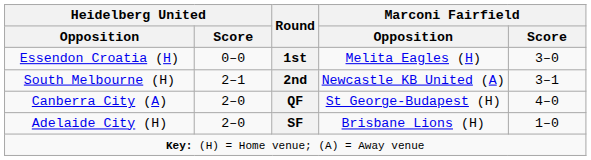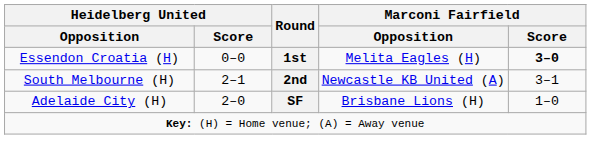(547, 59) normal -> (547, 59) bold
- row: (99, 102)
